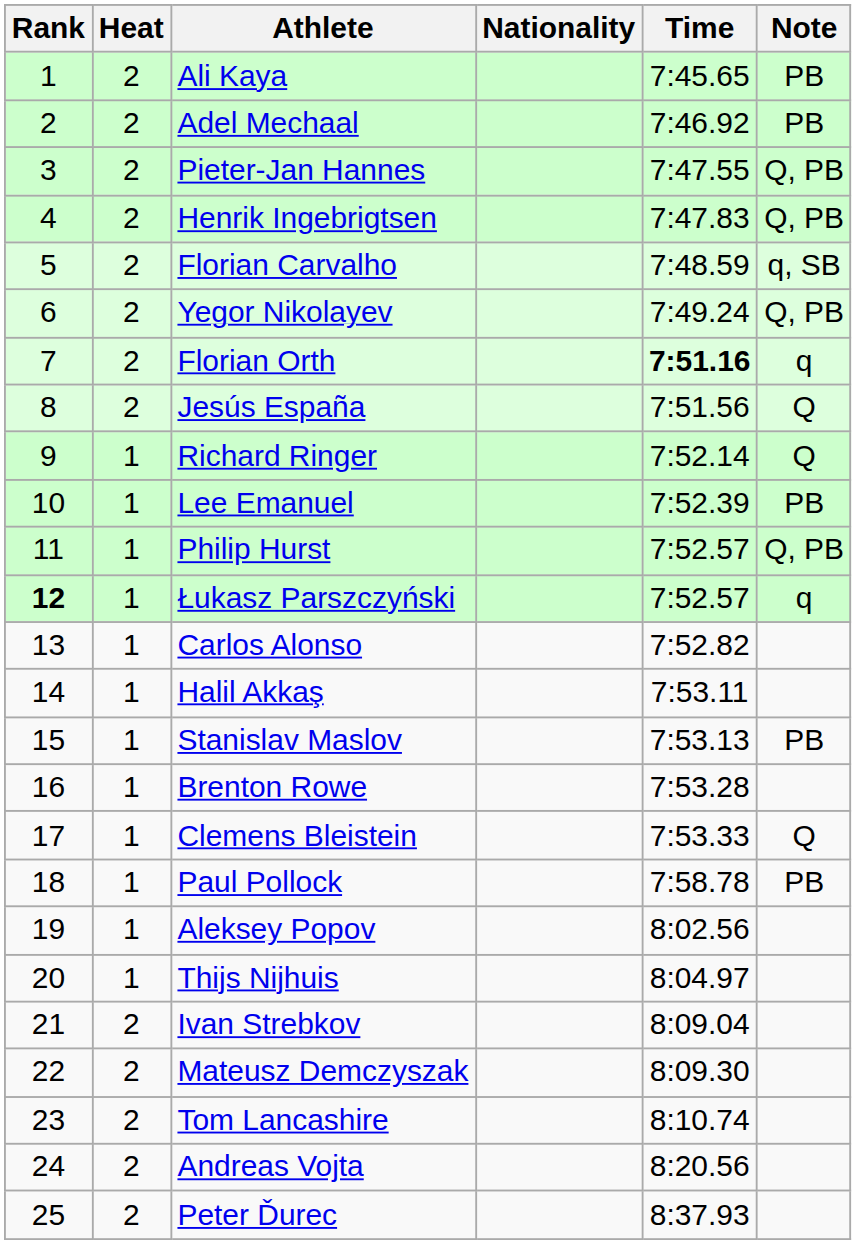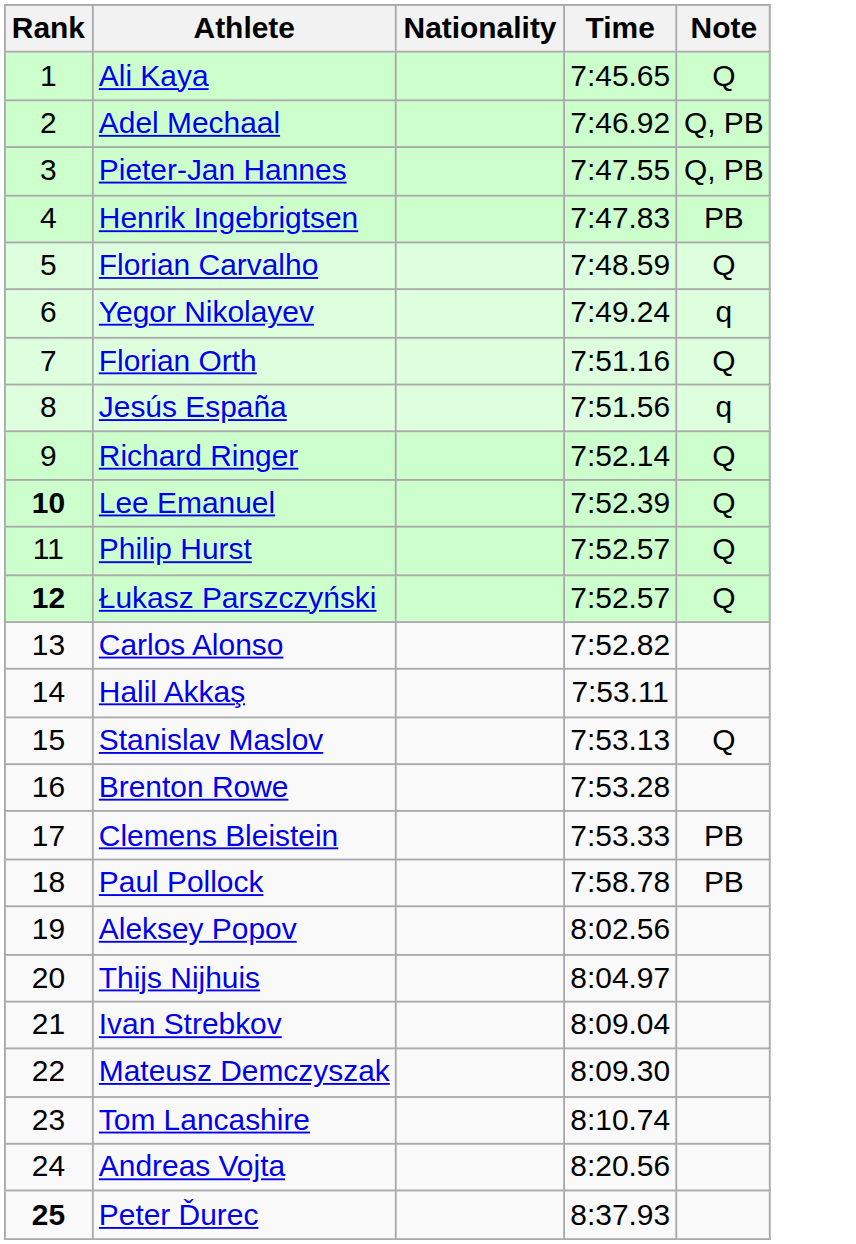- column: (131, 28)
(804, 75) PB -> (724, 75) Q
(804, 123) PB -> (724, 123) Q, PB
(804, 218) Q, PB -> (724, 218) PB
(804, 265) q, SB -> (724, 265) Q
(804, 312) Q, PB -> (724, 312) q
(700, 360) bold -> (620, 360) normal
(804, 360) q -> (724, 360) Q
(804, 407) Q -> (724, 407) q
(48, 502) normal -> (48, 502) bold
(804, 502) PB -> (724, 502) Q
(804, 550) Q, PB -> (724, 550) Q
(804, 597) q -> (724, 597) Q
(804, 739) PB -> (724, 739) Q
(804, 834) Q -> (724, 834) PB
(48, 1214) normal -> (48, 1214) bold
